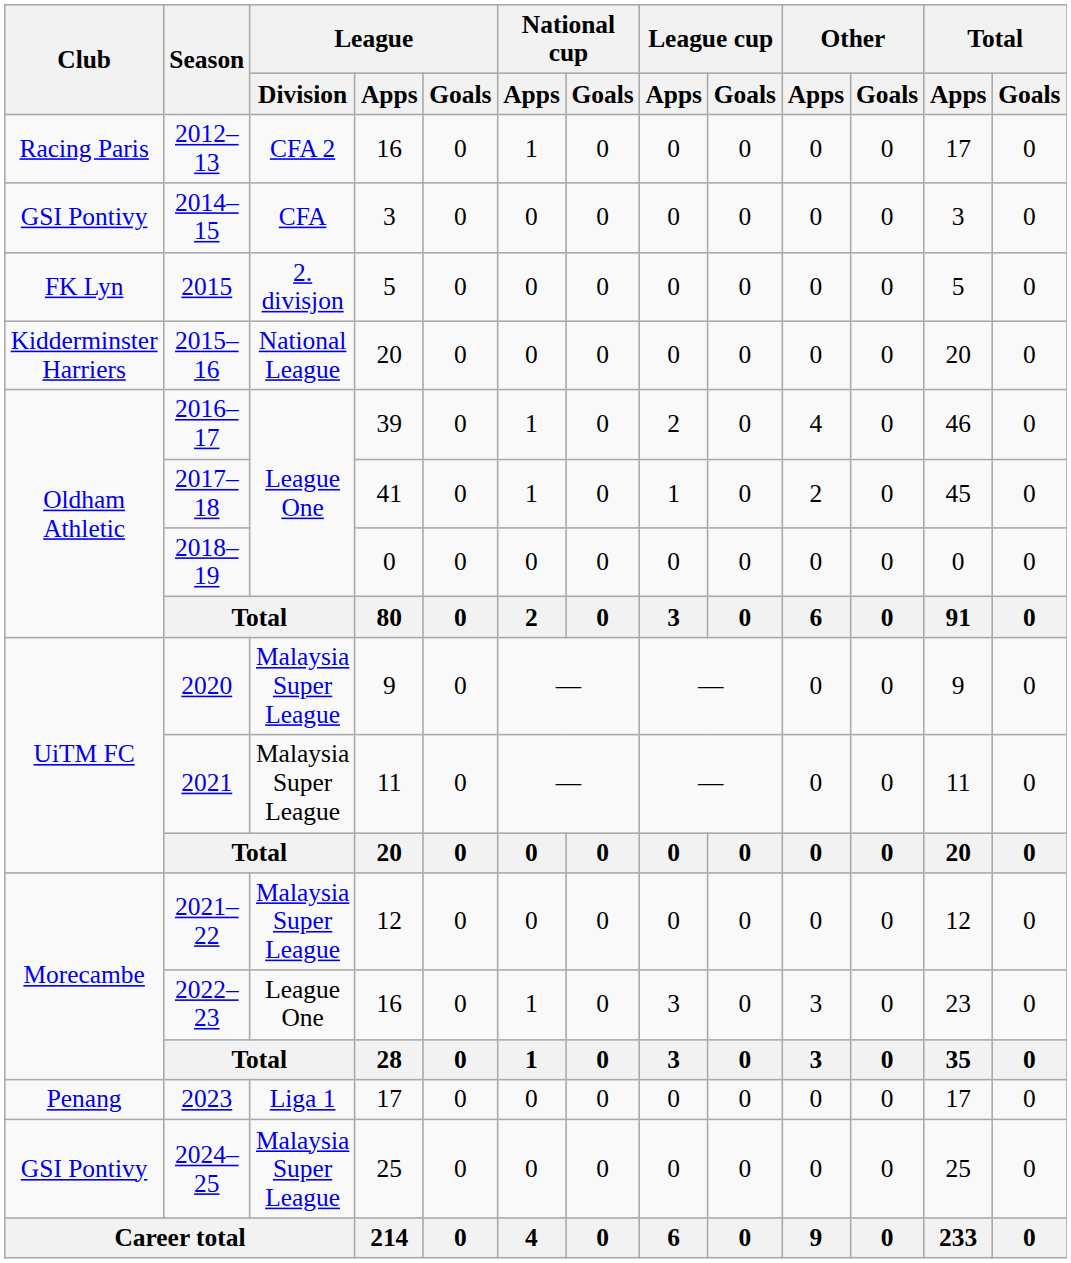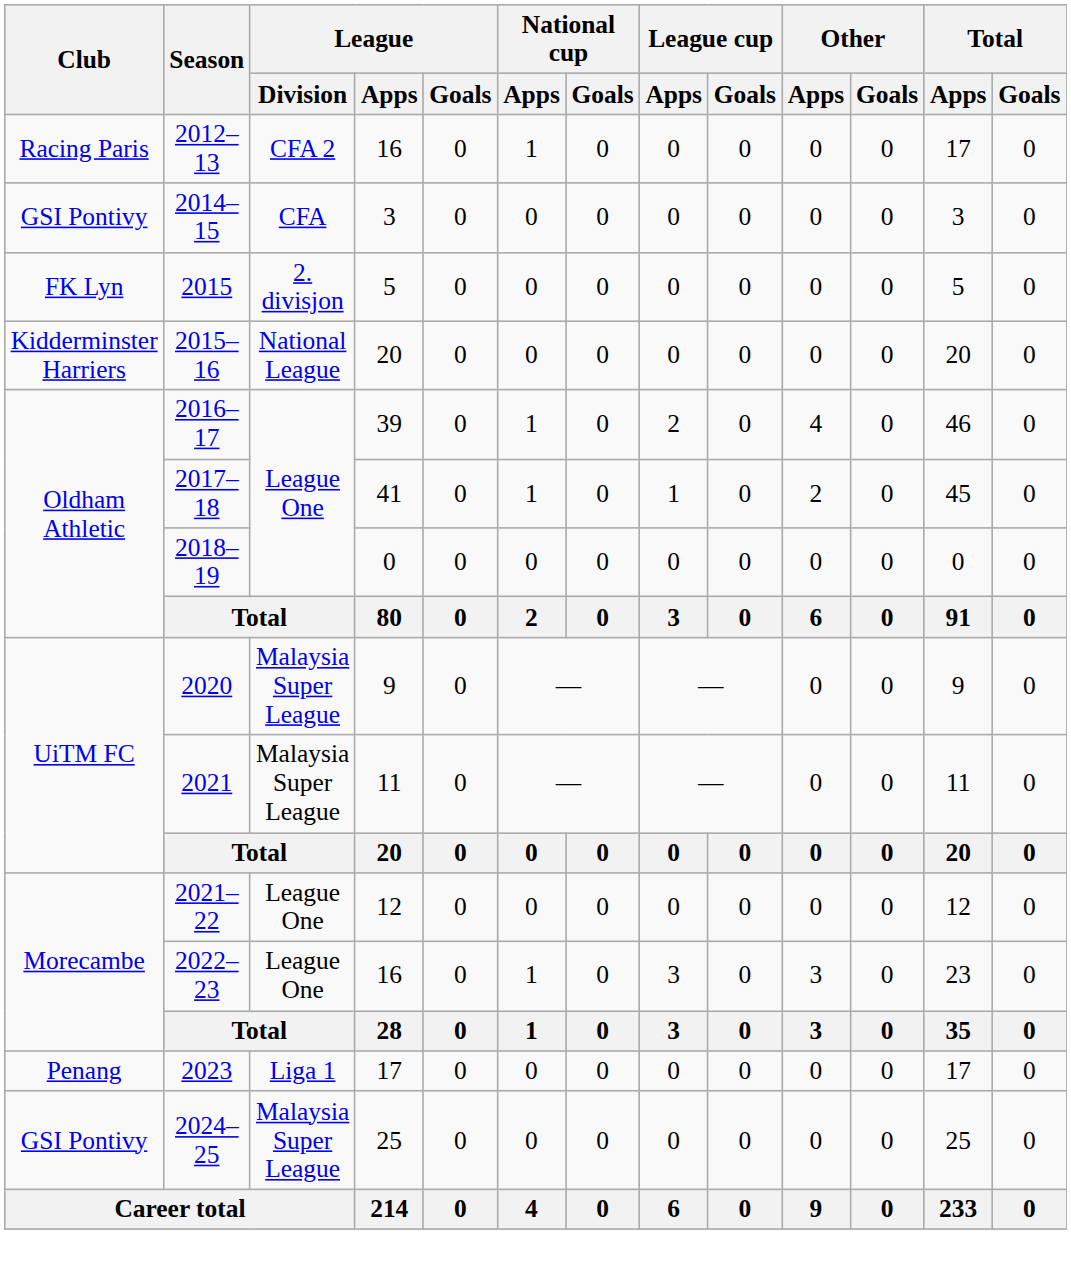(303, 921) Malaysia Super League -> (303, 906) League One
